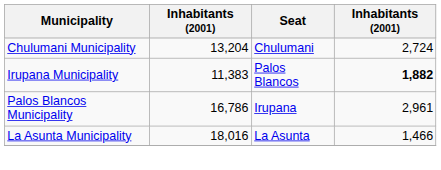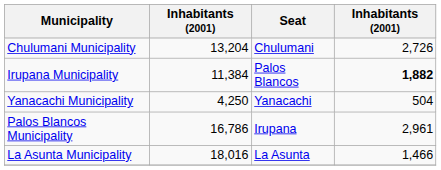(418, 48) 2,724 -> (418, 48) 2,726
(230, 75) 11,383 -> (230, 75) 11,384
+ row: (70, 101)
